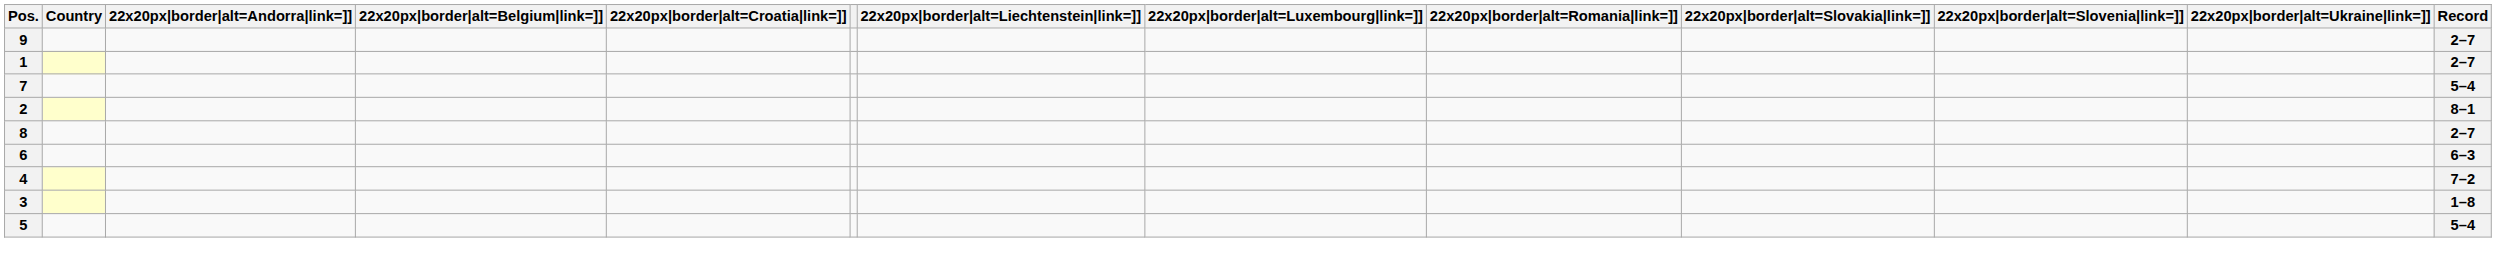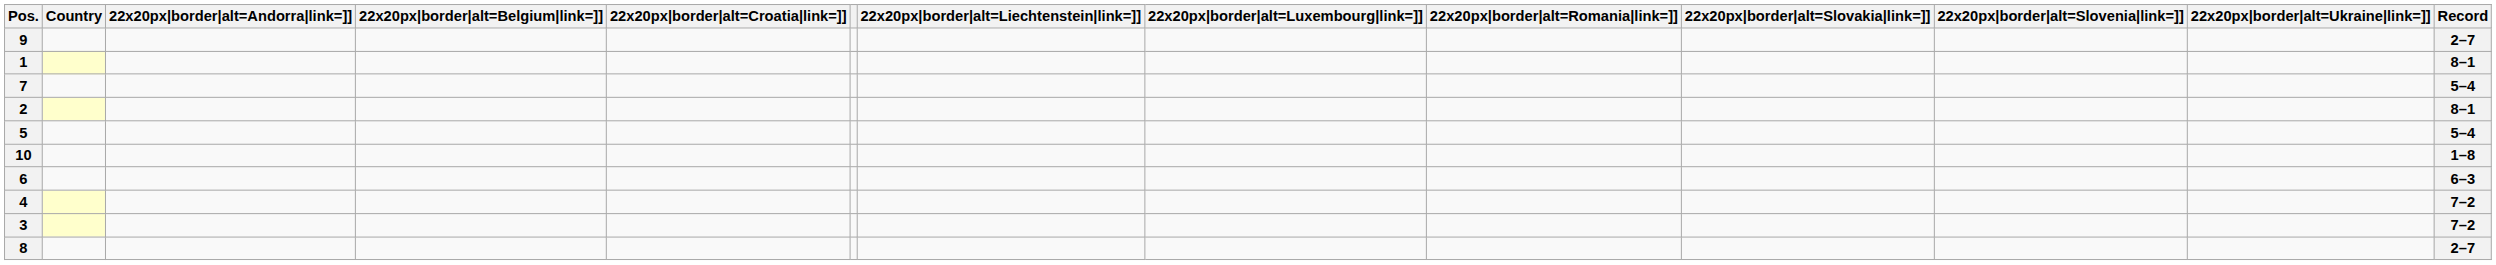(2463, 63) 2–7 -> (2463, 63) 8–1
rows swapped: (23, 225) <-> (23, 133)
+ row: (23, 156)
(2463, 202) 1–8 -> (2463, 225) 7–2
